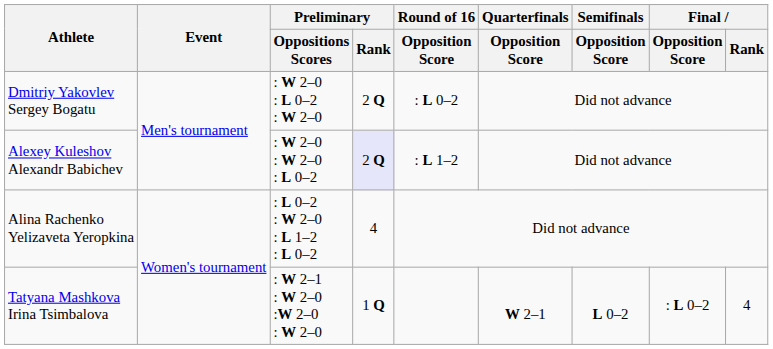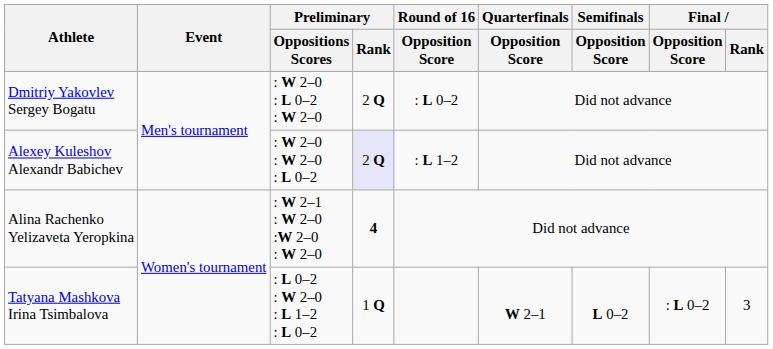(298, 228) : L 0–2 : W 2–0 : L 1–2 : L 0–2 -> (298, 228) : W 2–1 : W 2–0 :W 2–0 : W 2–0
(373, 228) normal -> (373, 228) bold
(298, 305) : W 2–1 : W 2–0 :W 2–0 : W 2–0 -> (298, 305) : L 0–2 : W 2–0 : L 1–2 : L 0–2
(747, 305) 4 -> (747, 305) 3
